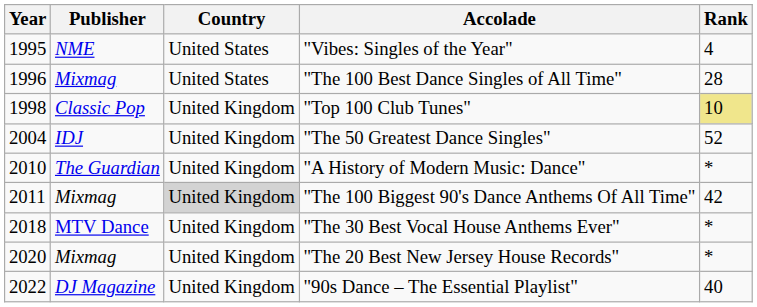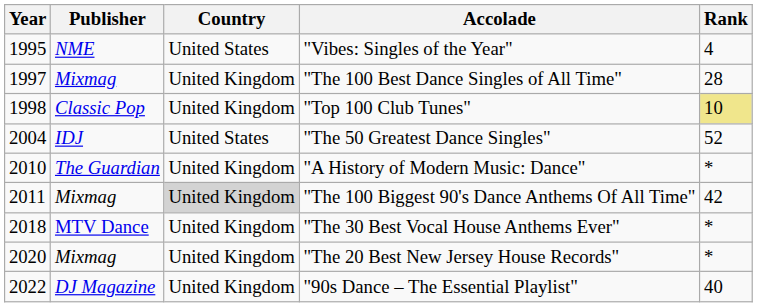(28, 78) 1996 -> (28, 78) 1997
(219, 78) United States -> (232, 78) United Kingdom
(232, 138) United Kingdom -> (219, 138) United States
